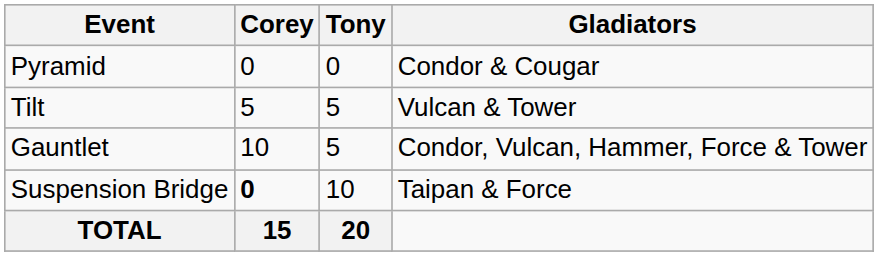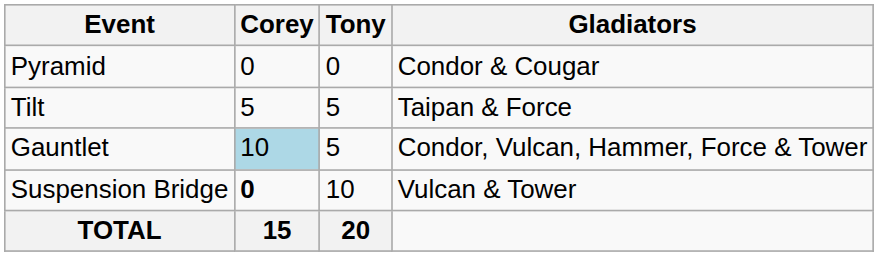(487, 107) Vulcan & Tower -> (485, 107) Taipan & Force
(255, 148) no background -> (255, 148) lightblue background
(485, 189) Taipan & Force -> (487, 189) Vulcan & Tower
